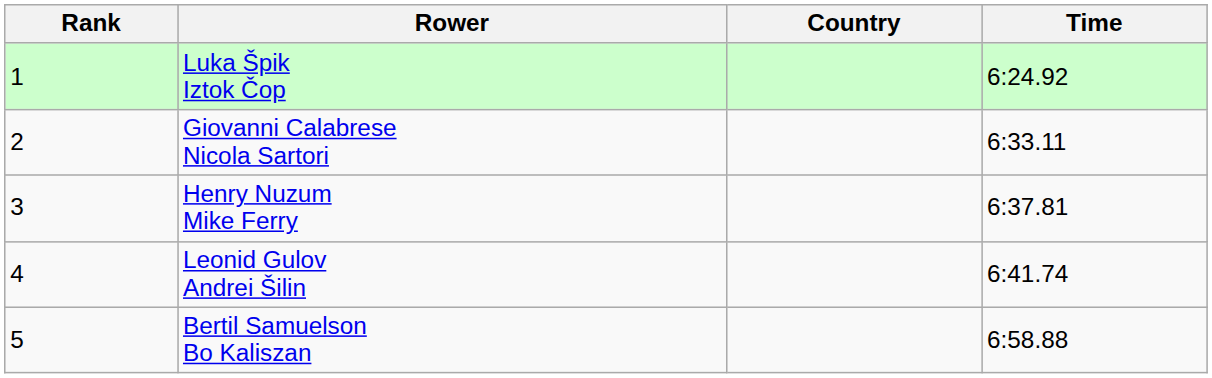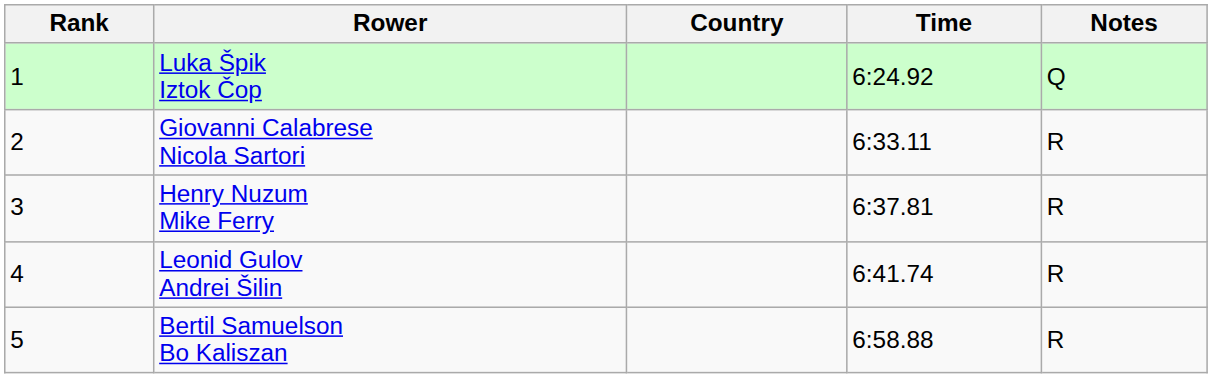+ column: (1124, 23)
